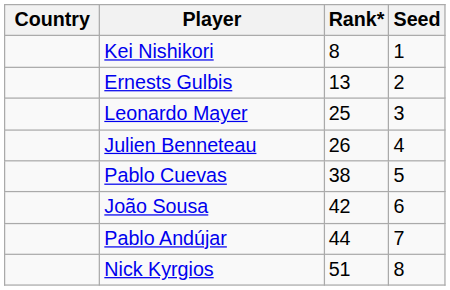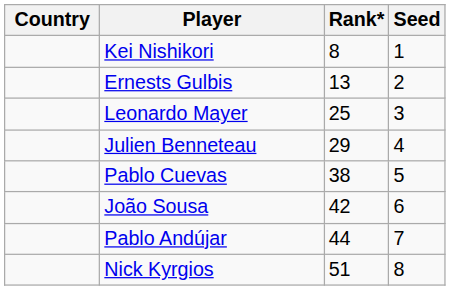(340, 144) 26 -> (340, 144) 29
